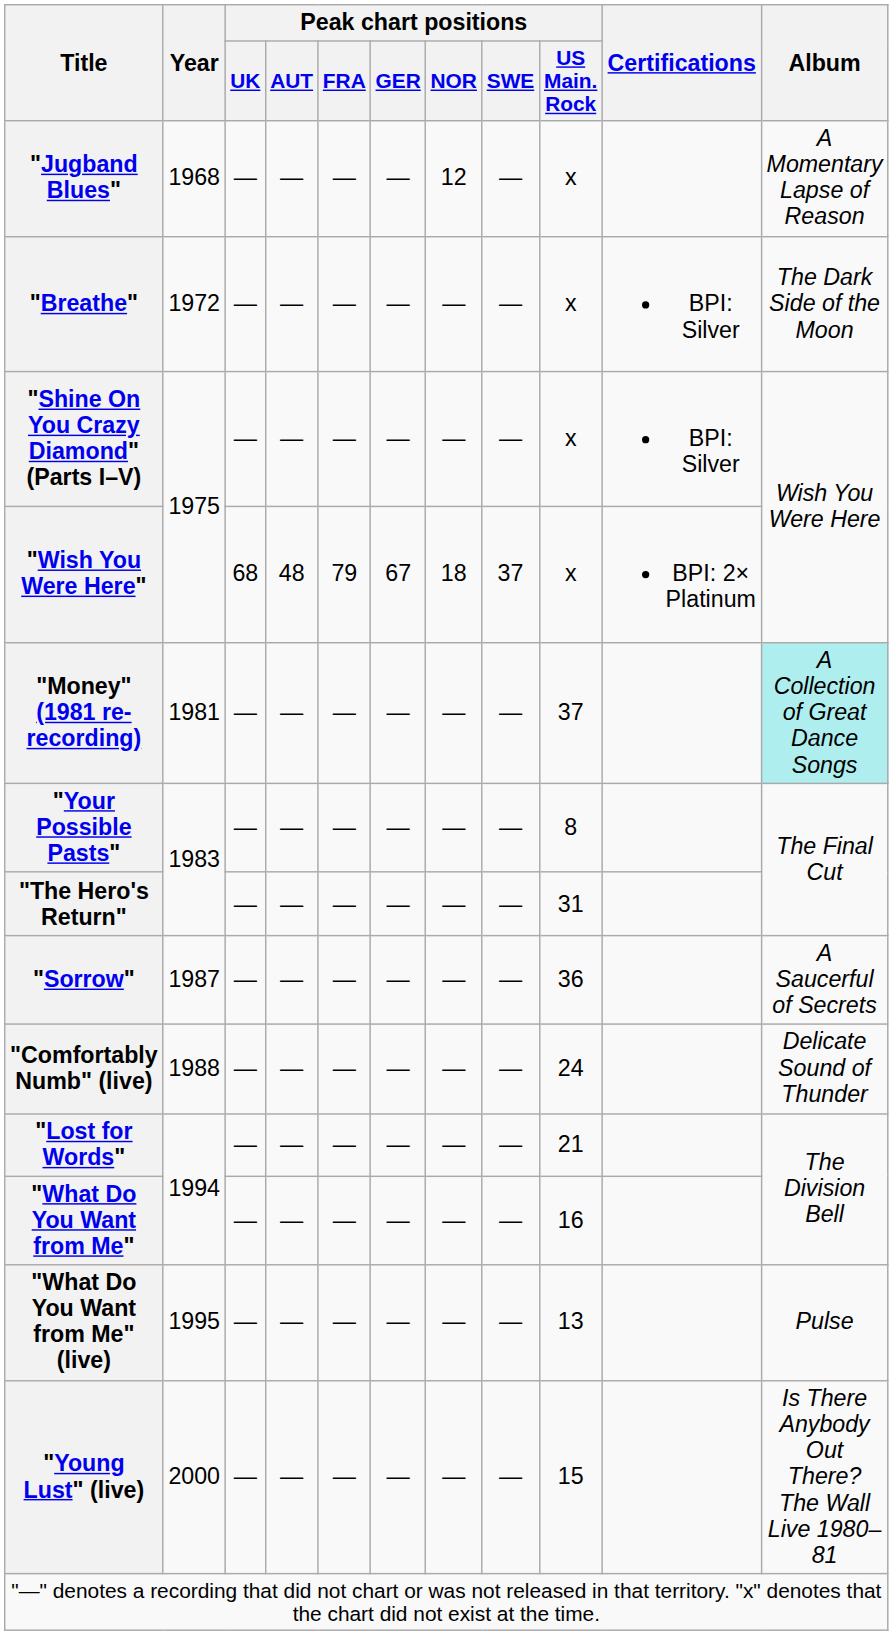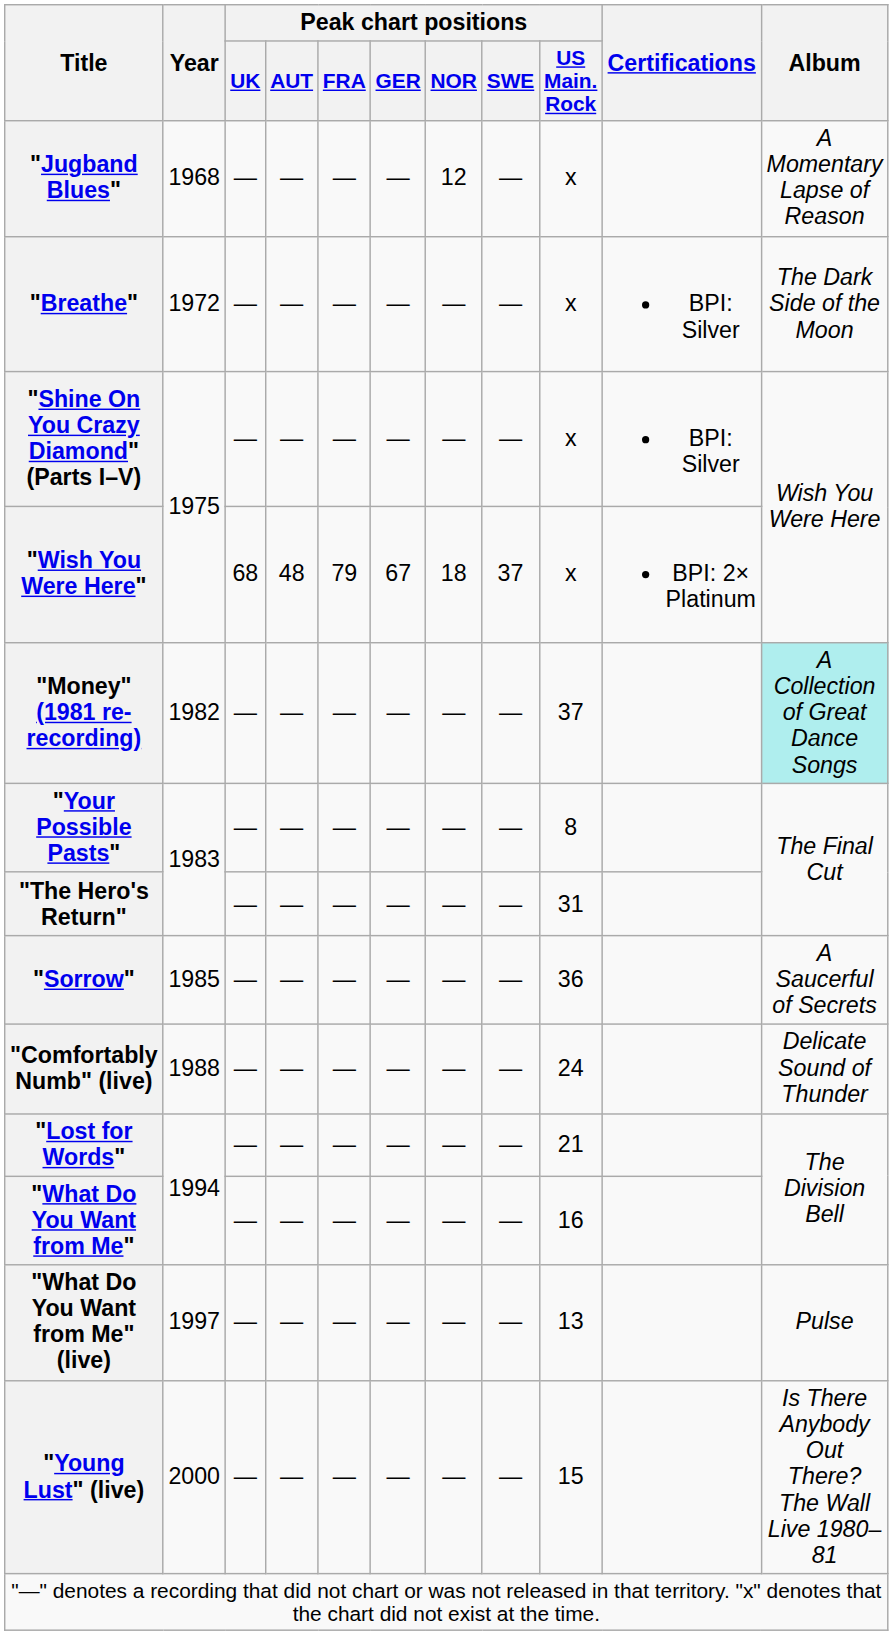(194, 712) 1981 -> (194, 712) 1982
(194, 979) 1987 -> (194, 979) 1985
(194, 1322) 1995 -> (194, 1322) 1997
